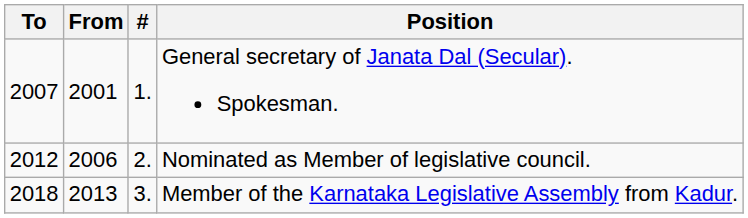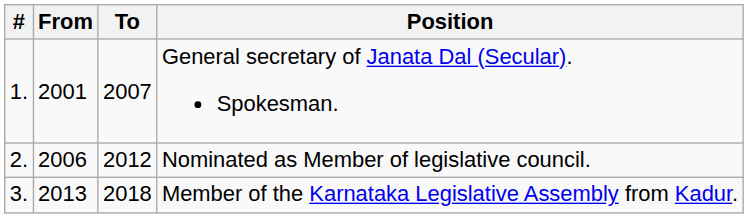columns swapped: (143, 21) <-> (34, 21)
